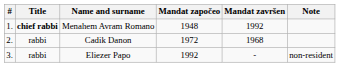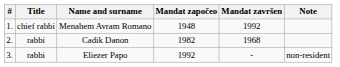(37, 26) bold -> (36, 26) normal
(189, 41) 1972 -> (186, 41) 1982
